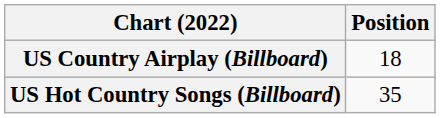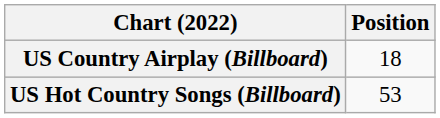(390, 94) 35 -> (390, 94) 53
